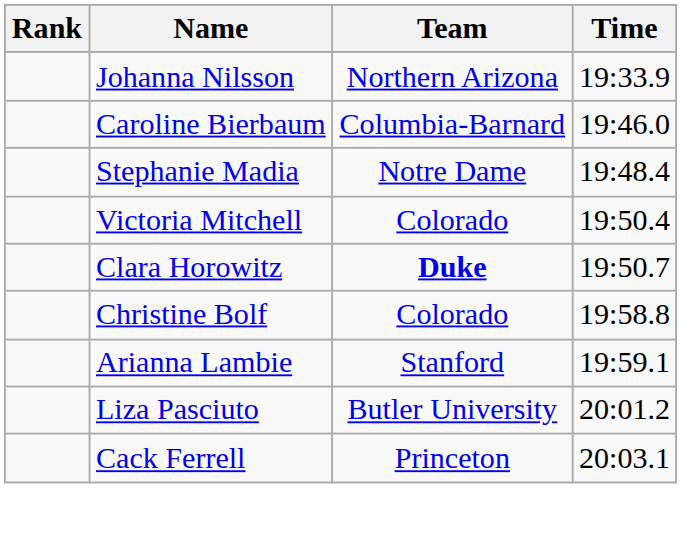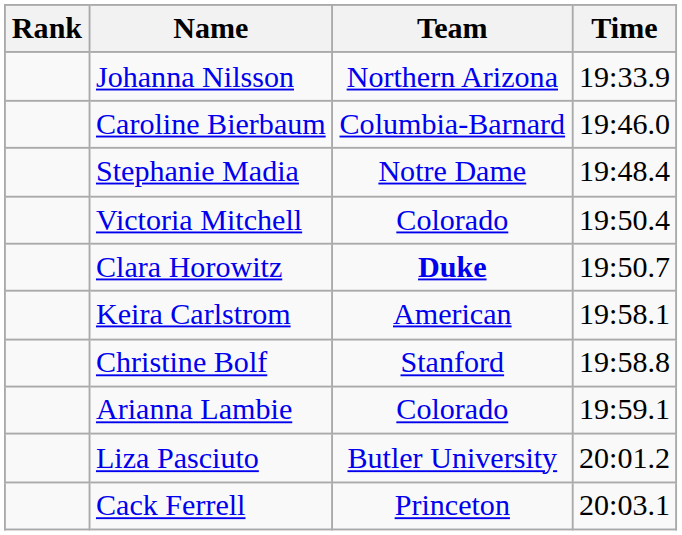+ row: (193, 314)
(452, 314) Colorado -> (452, 362) Stanford
(452, 362) Stanford -> (452, 409) Colorado
